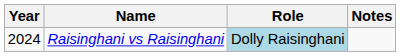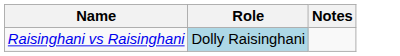- column: (24, 16)
